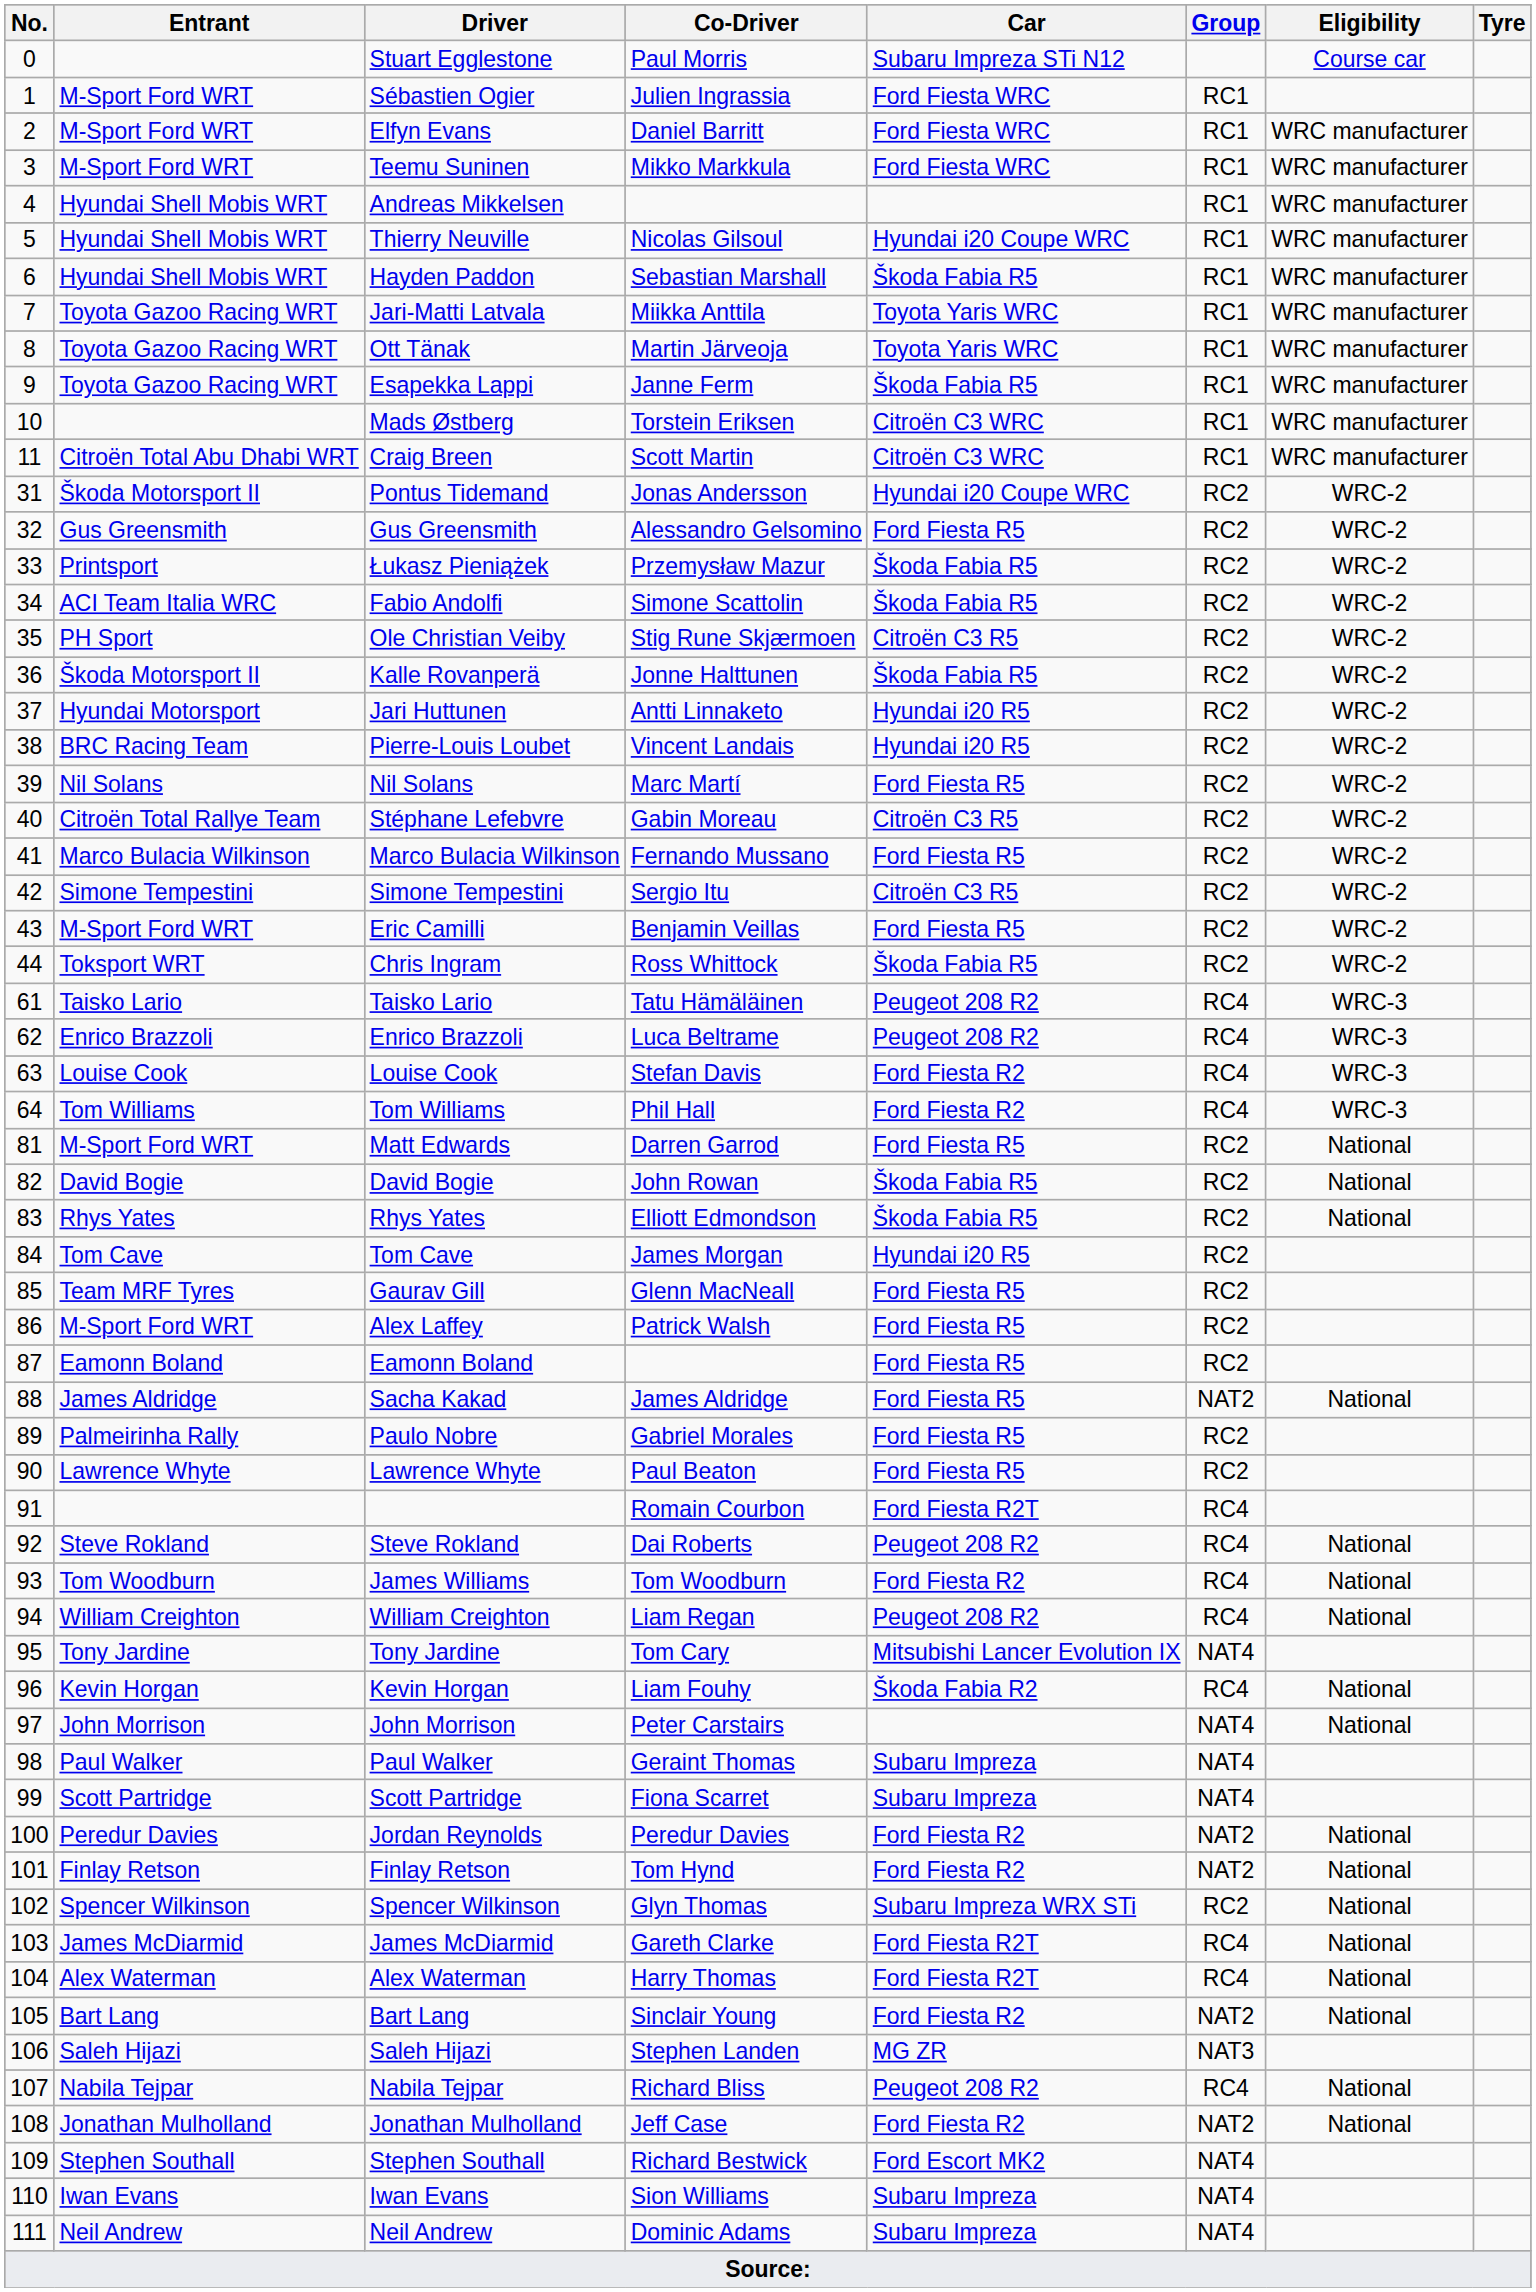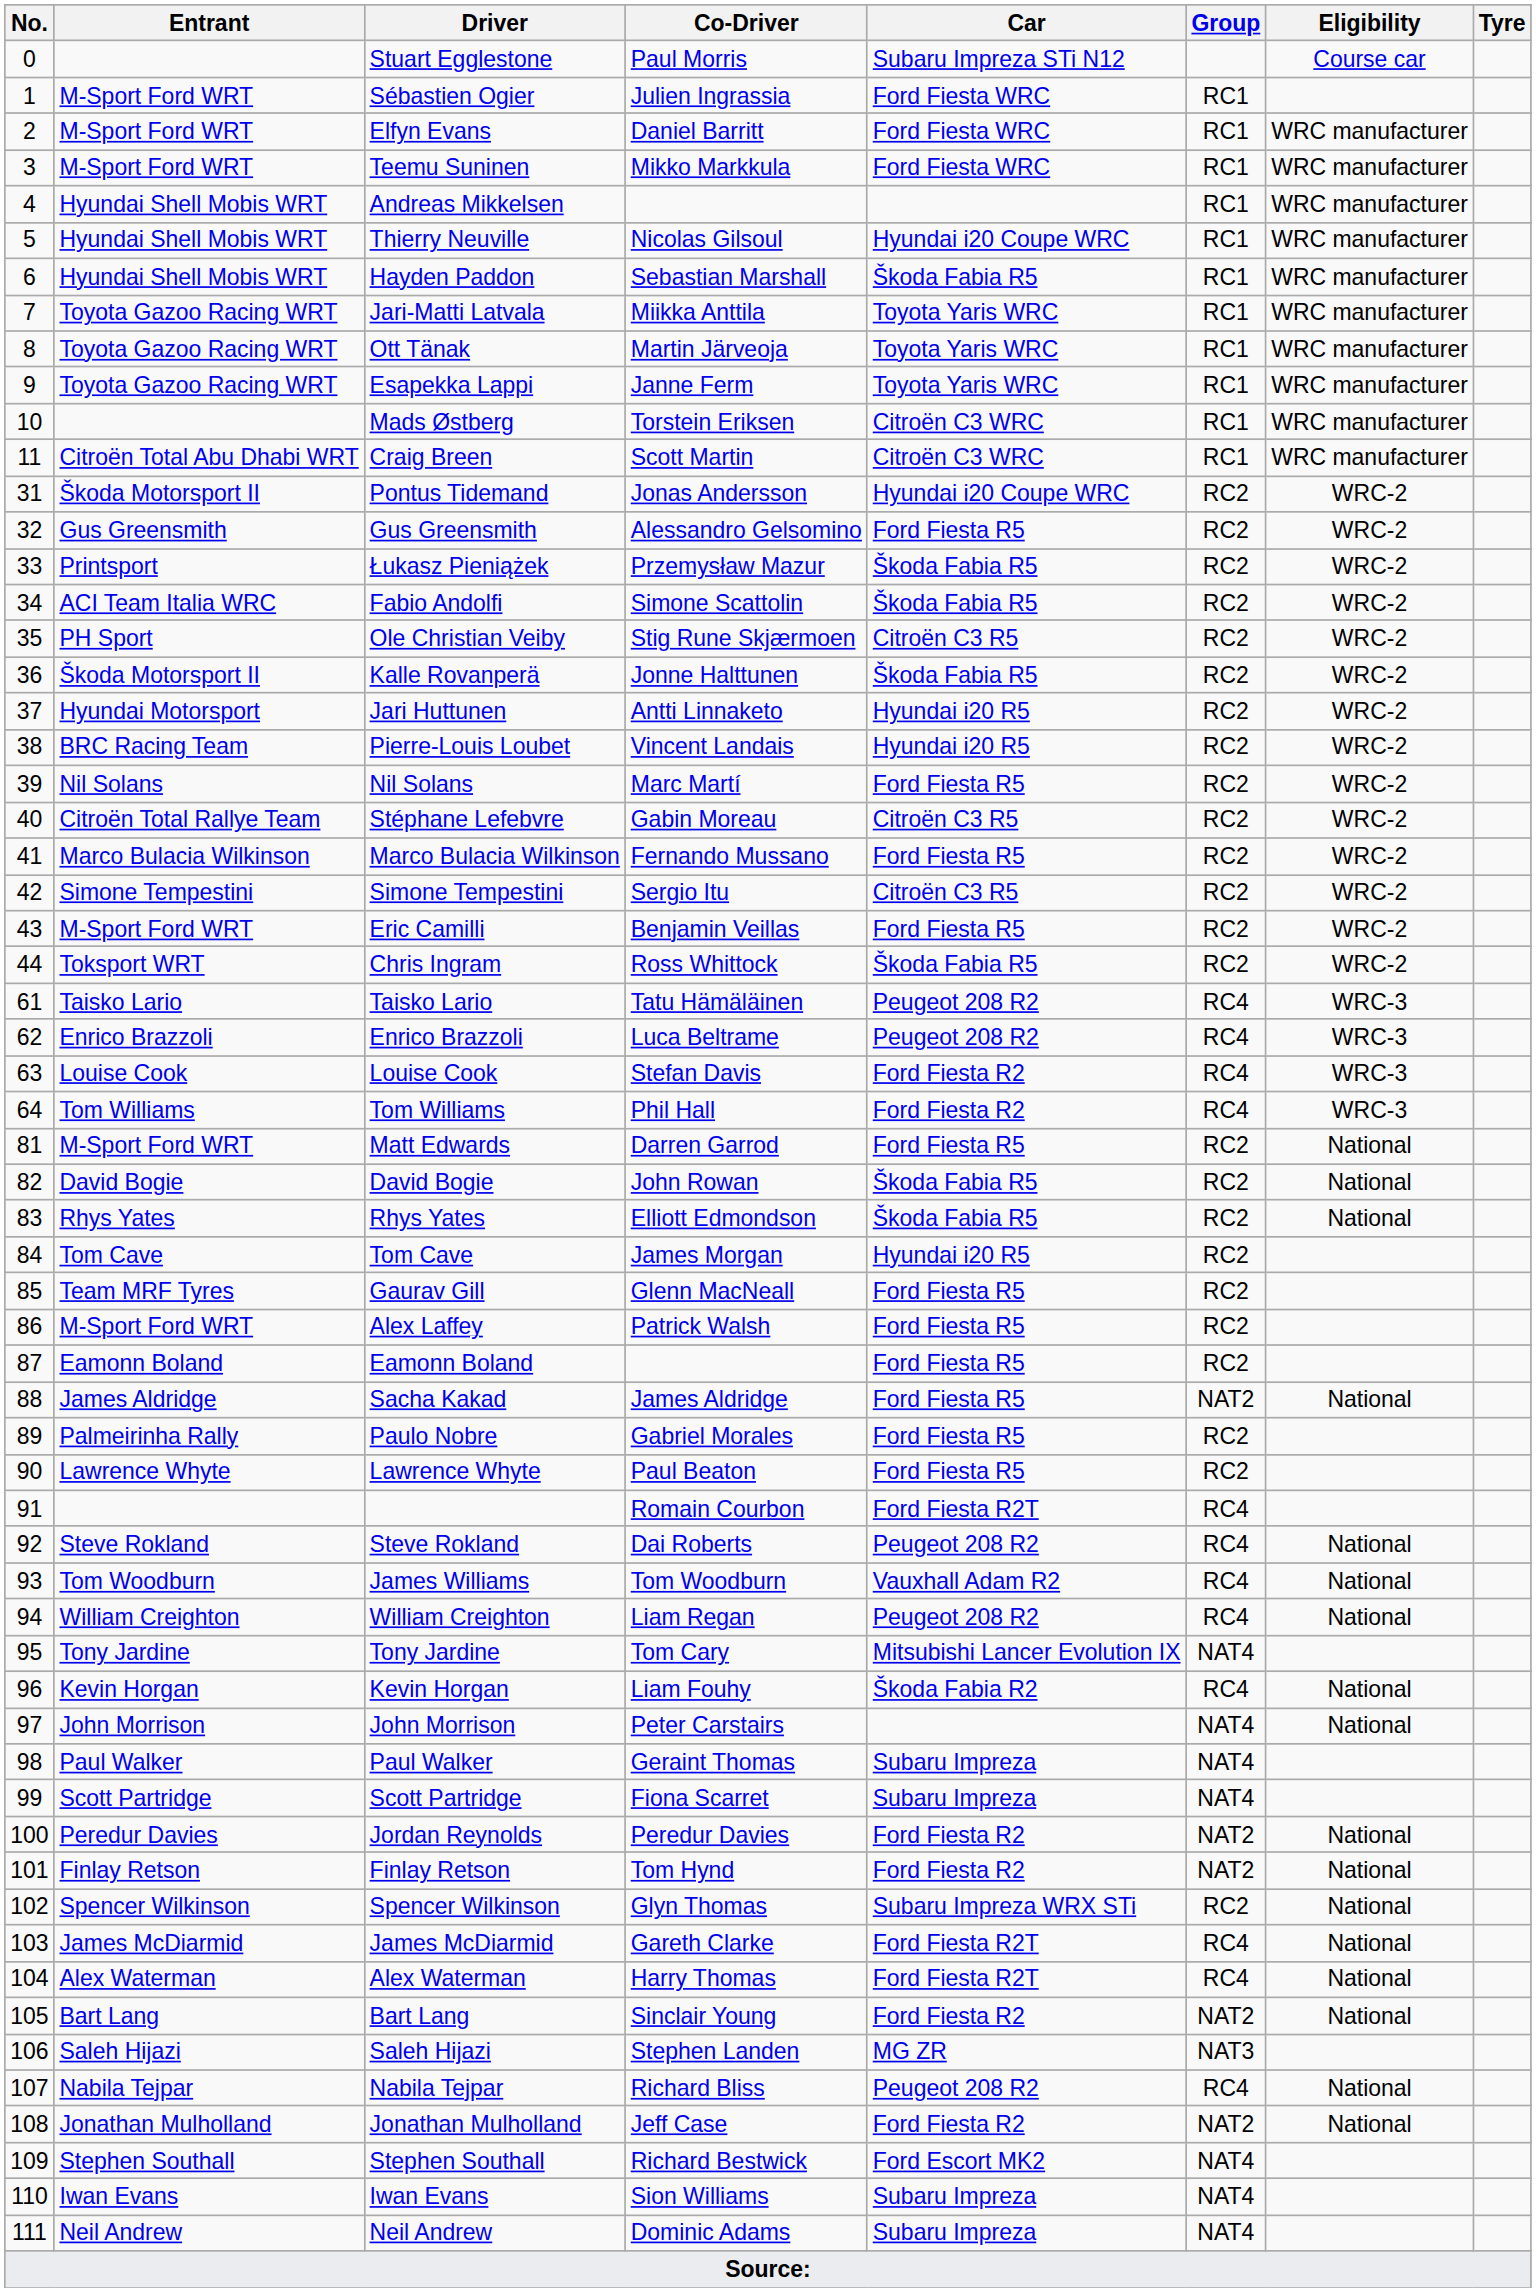(955, 385) Škoda Fabia R5 -> (966, 385) Toyota Yaris WRC
(949, 1580) Ford Fiesta R2 -> (966, 1580) Vauxhall Adam R2
